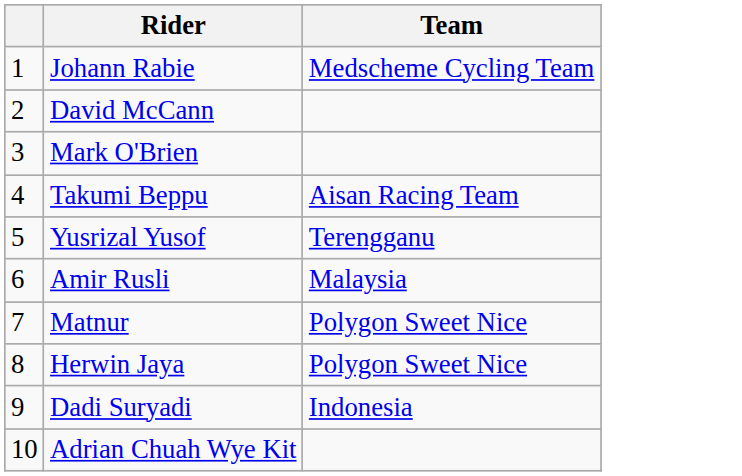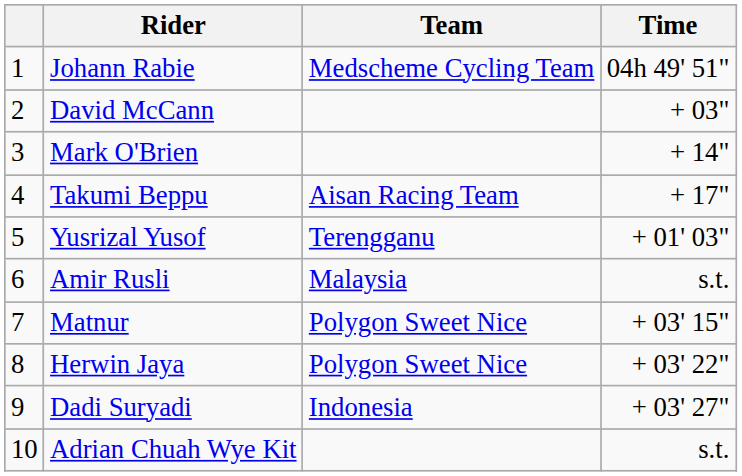+ column: (668, 25)
